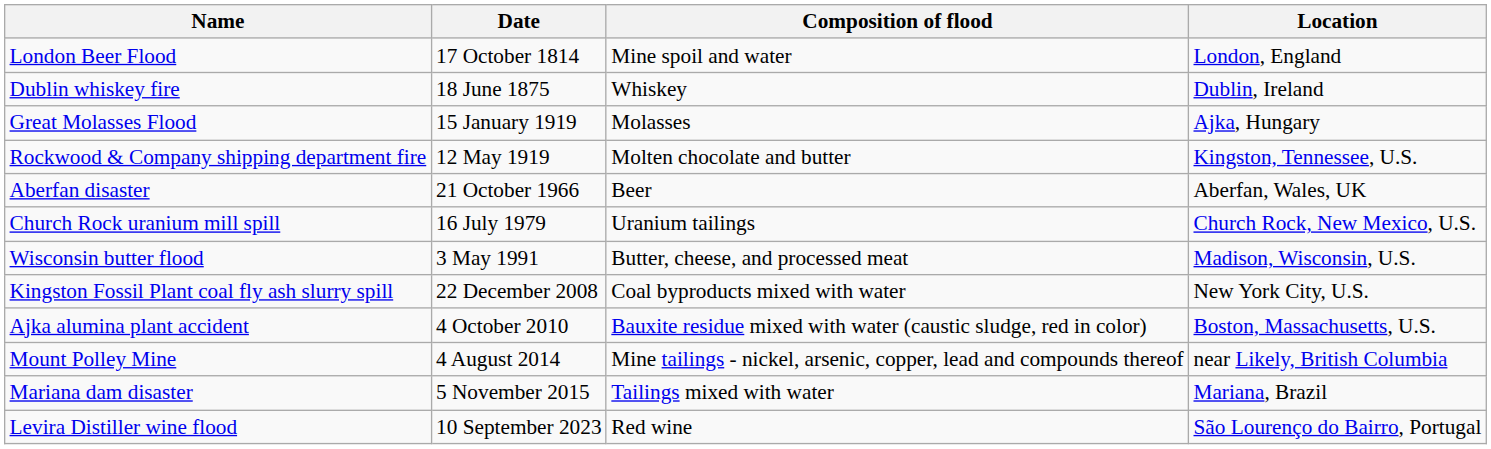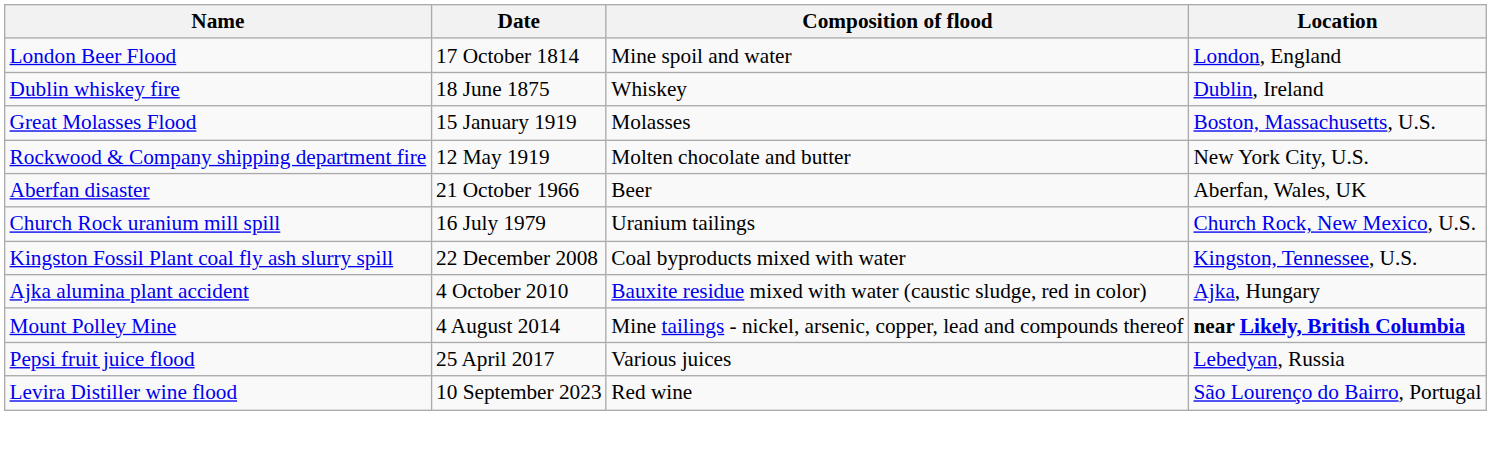(1257, 122) Ajka, Hungary -> (1315, 122) Boston, Massachusetts, U.S.
(1305, 156) Kingston, Tennessee, U.S. -> (1281, 156) New York City, U.S.
- row: (107, 257)
(1281, 291) New York City, U.S. -> (1305, 257) Kingston, Tennessee, U.S.
(1315, 325) Boston, Massachusetts, U.S. -> (1257, 291) Ajka, Hungary
(1320, 358) normal -> (1329, 325) bold
- row: (101, 392)
+ row: (102, 358)
